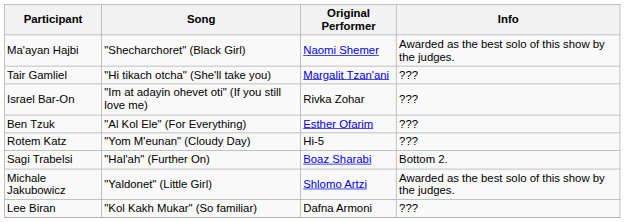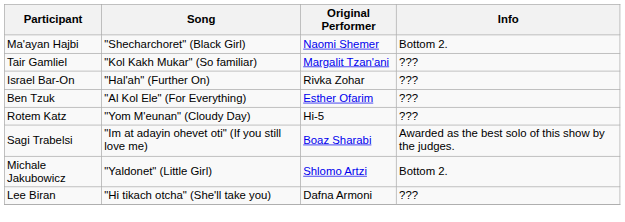(502, 50) Awarded as the best solo of this show by the judges. -> (423, 44) Bottom 2.
(188, 75) "Hi tikach otcha" (She'll take you) -> (181, 62) "Kol Kakh Mukar" (So familiar)
(193, 99) "Im at adayin ohevet oti" (If you still love me) -> (157, 80) "Hal'ah" (Further On)
(157, 159) "Hal'ah" (Further On) -> (193, 140) "Im at adayin ohevet oti" (If you still love me)
(423, 159) Bottom 2. -> (502, 140) Awarded as the best solo of this show by the judges.
(502, 184) Awarded as the best solo of this show by the judges. -> (423, 171) Bottom 2.
(181, 208) "Kol Kakh Mukar" (So familiar) -> (188, 195) "Hi tikach otcha" (She'll take you)
